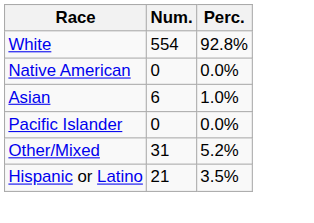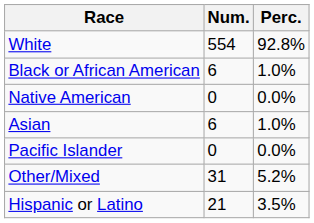+ row: (104, 71)
